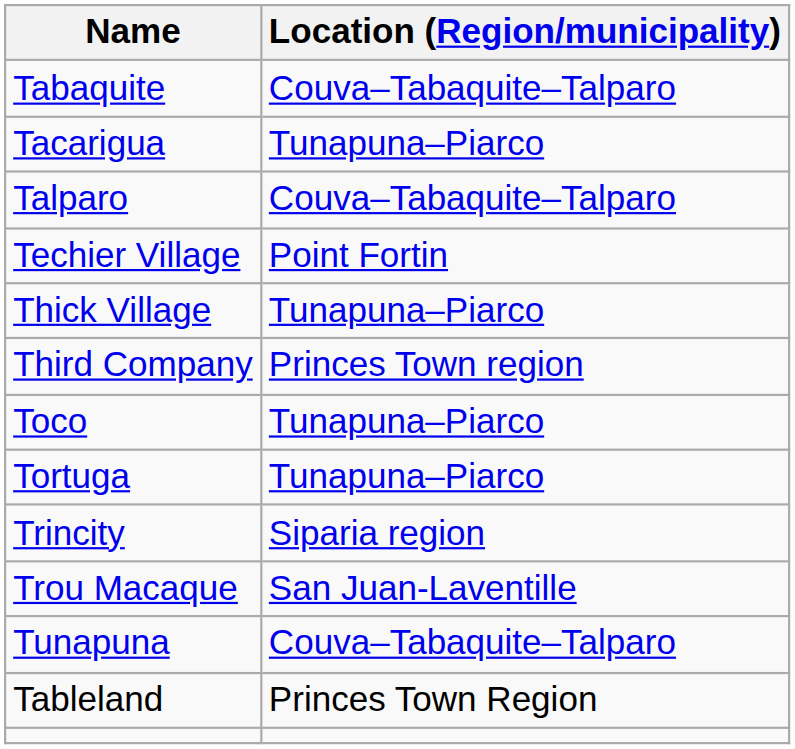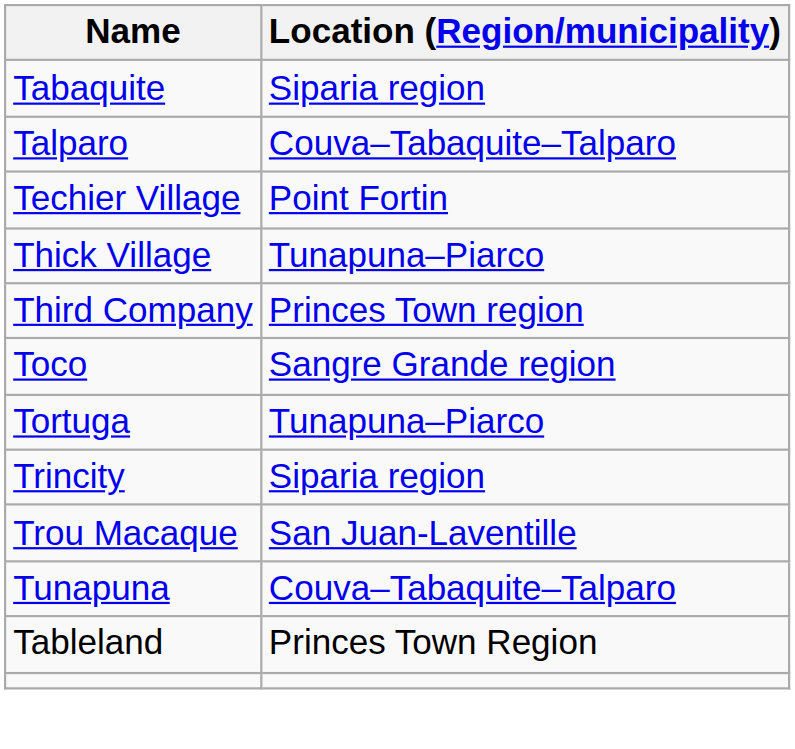(472, 87) Couva–Tabaquite–Talparo -> (377, 87) Siparia region
- row: (89, 143)
(407, 421) Tunapuna–Piarco -> (442, 365) Sangre Grande region
